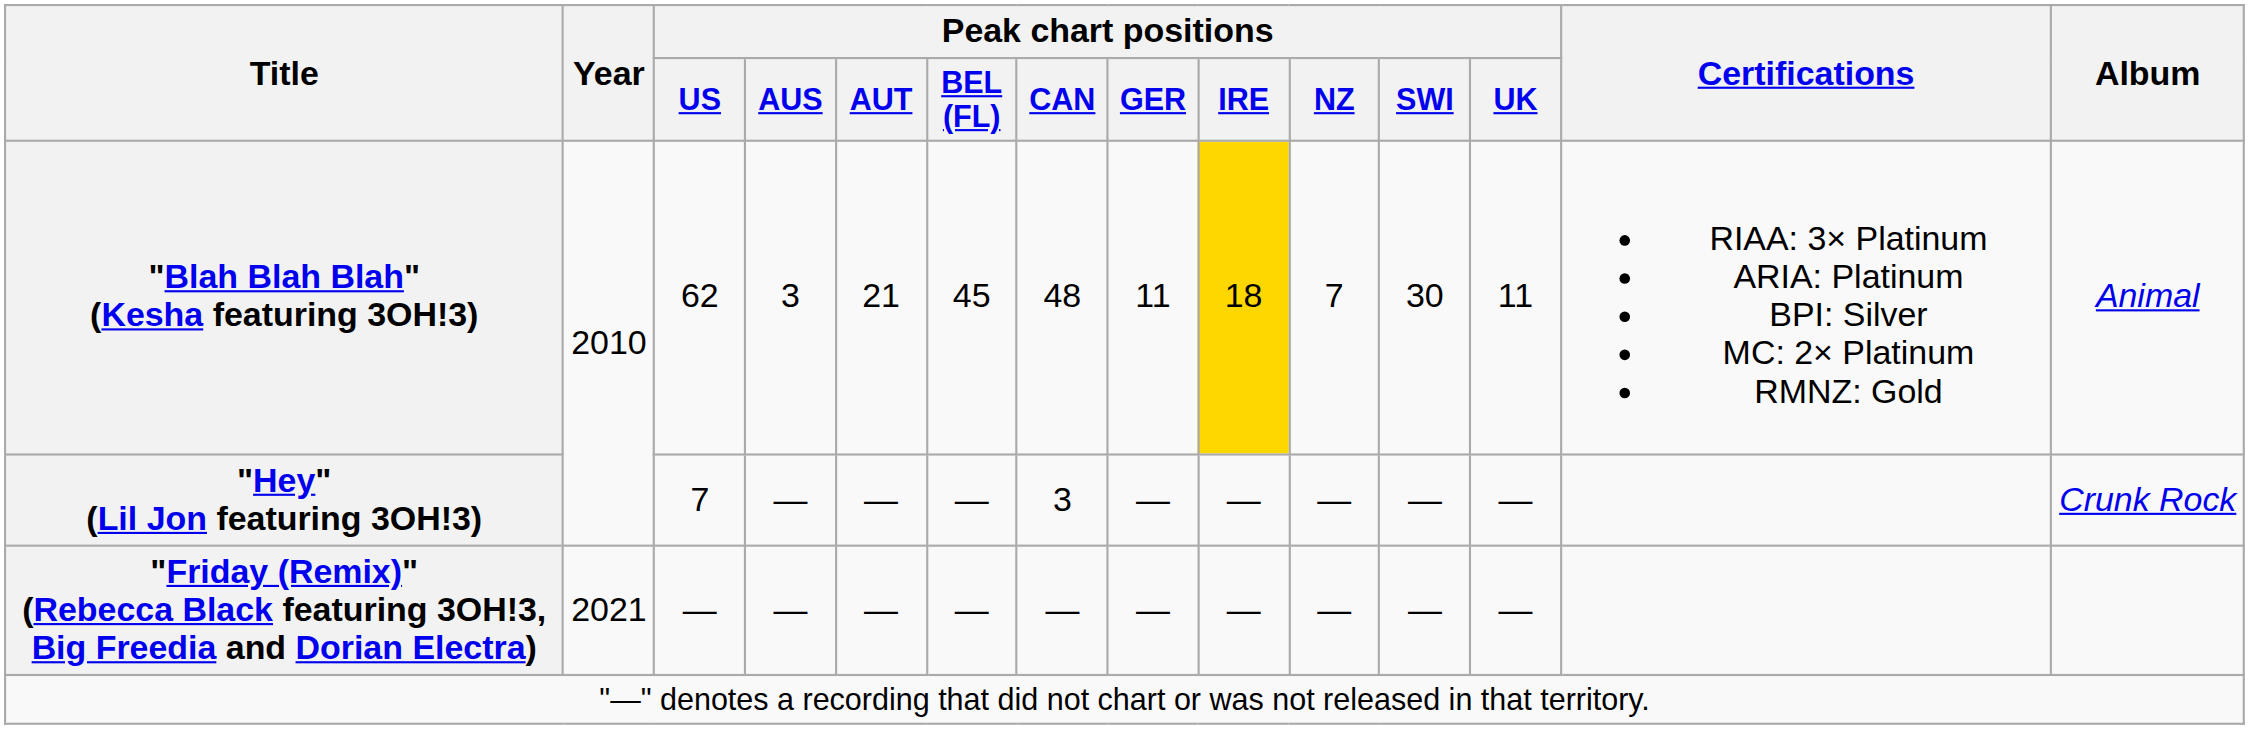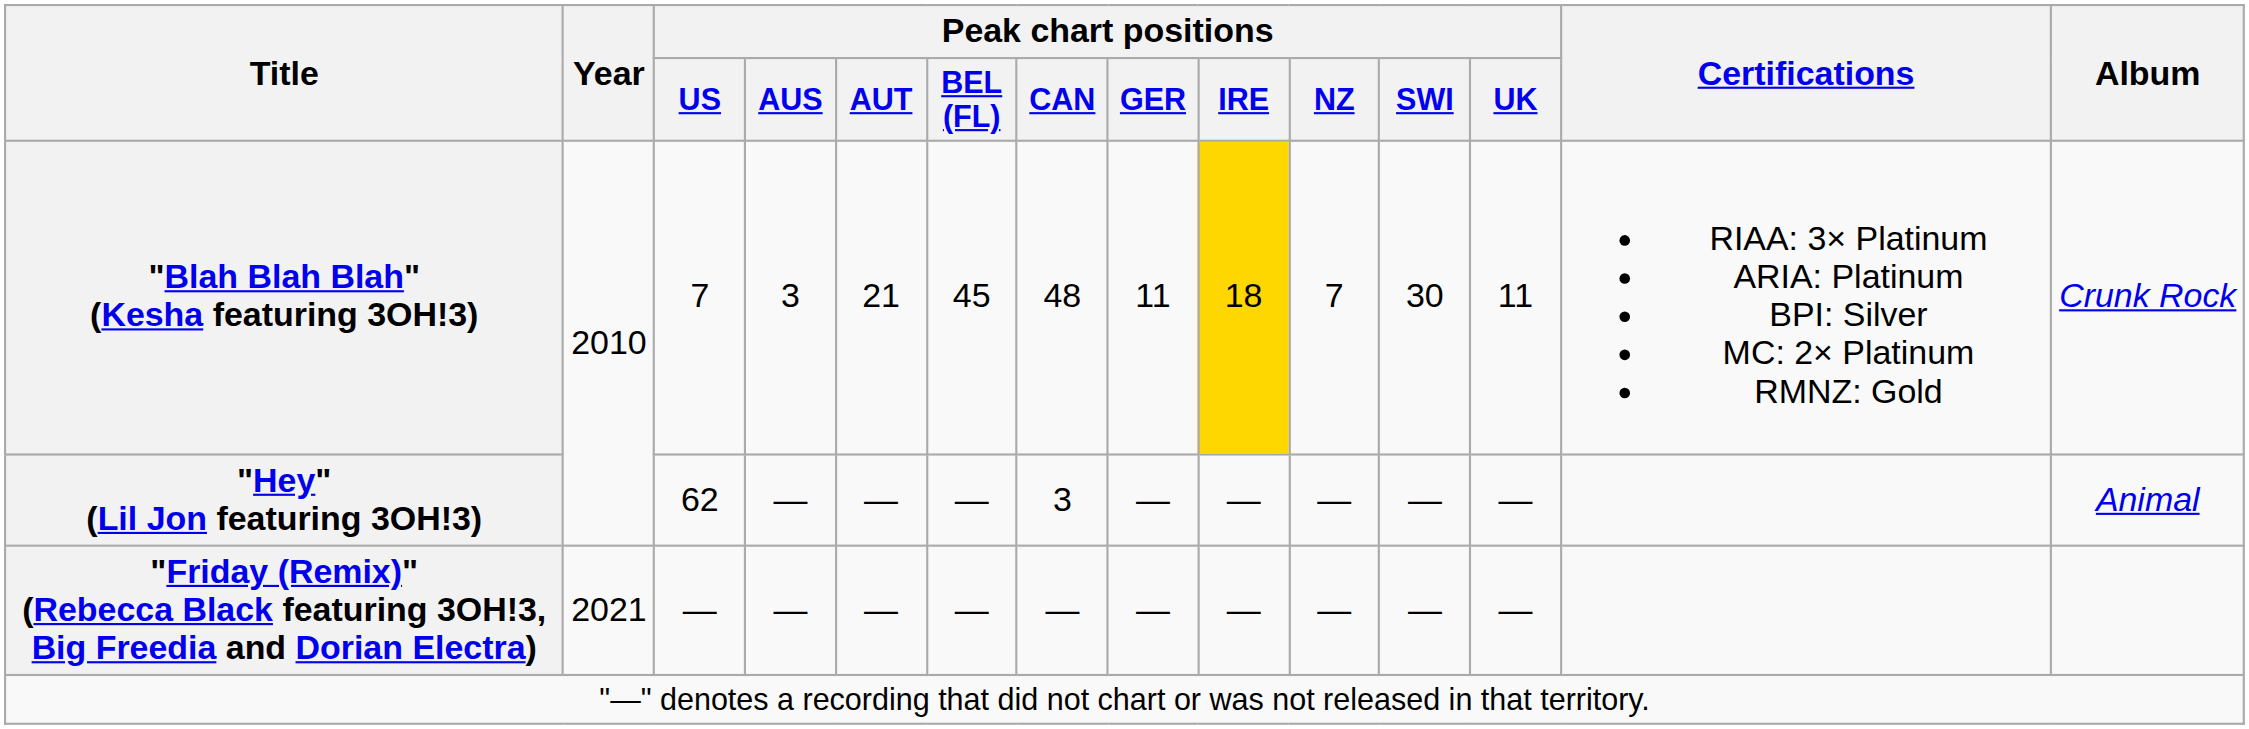(700, 296) 62 -> (700, 296) 7
(2148, 296) Animal -> (2148, 296) Crunk Rock
(700, 498) 7 -> (700, 498) 62
(2148, 498) Crunk Rock -> (2148, 498) Animal
